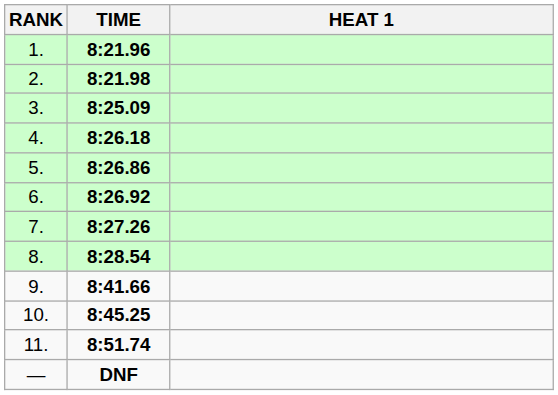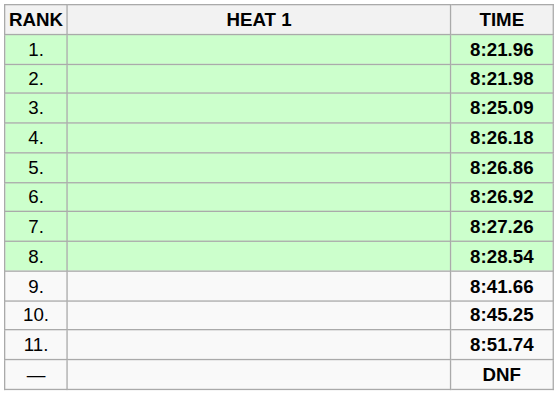columns swapped: (361, 20) <-> (119, 20)
